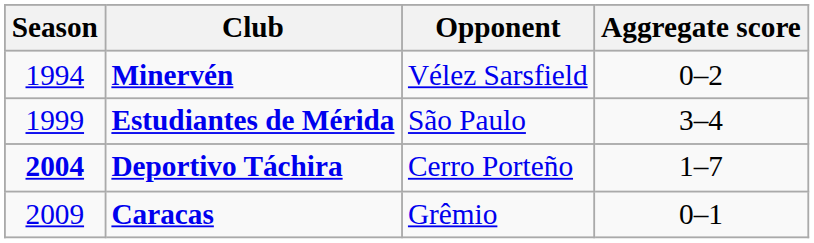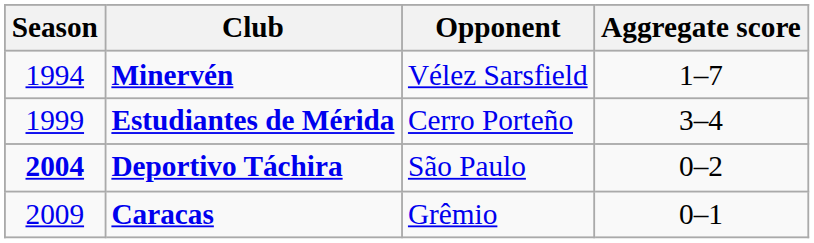(701, 74) 0–2 -> (701, 74) 1–7
(467, 120) São Paulo -> (490, 120) Cerro Porteño
(490, 167) Cerro Porteño -> (467, 167) São Paulo
(701, 167) 1–7 -> (701, 167) 0–2
